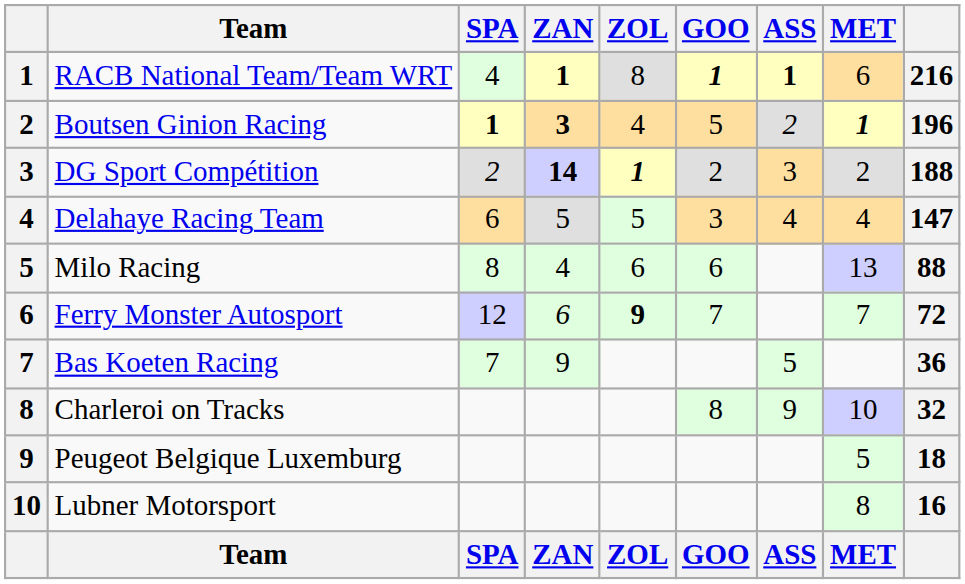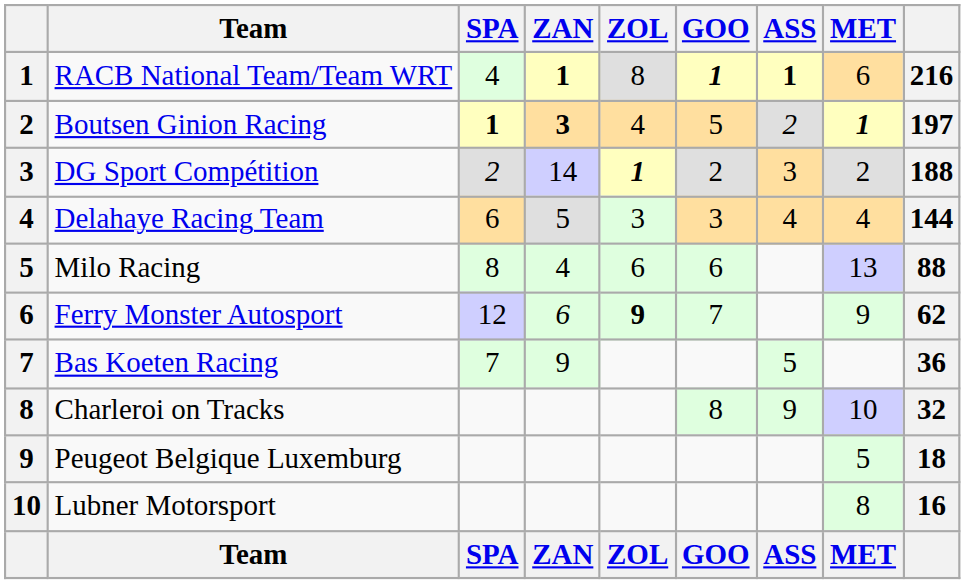(931, 123) 196 -> (931, 123) 197
(563, 171) bold -> (563, 171) normal
(638, 219) 5 -> (638, 219) 3
(931, 219) 147 -> (931, 219) 144
(863, 314) 7 -> (863, 314) 9
(931, 314) 72 -> (931, 314) 62
